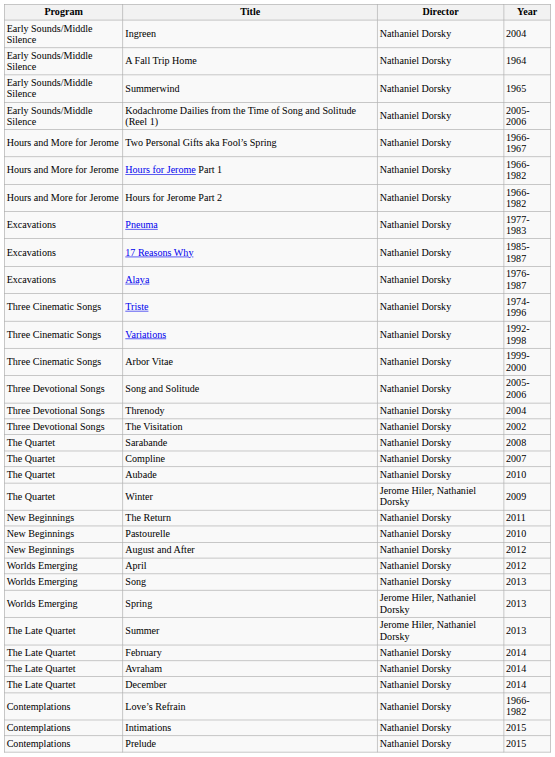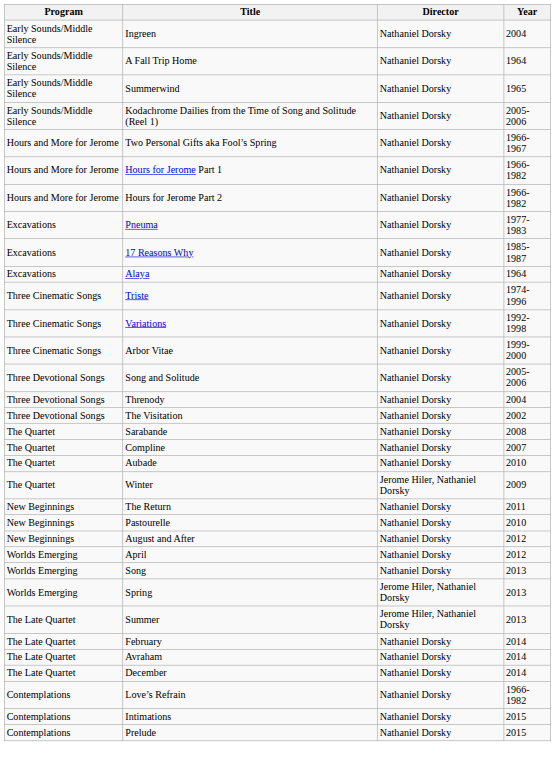(518, 280) 1976-1987 -> (516, 274) 1964
